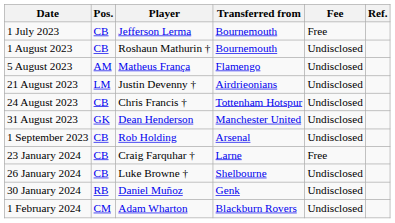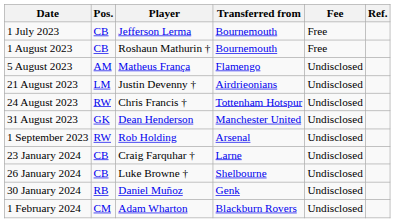(335, 48) Undisclosed -> (317, 48) Free
(101, 102) CB -> (102, 102) RW
(101, 137) CB -> (102, 137) RW
(317, 155) Free -> (335, 155) Undisclosed
